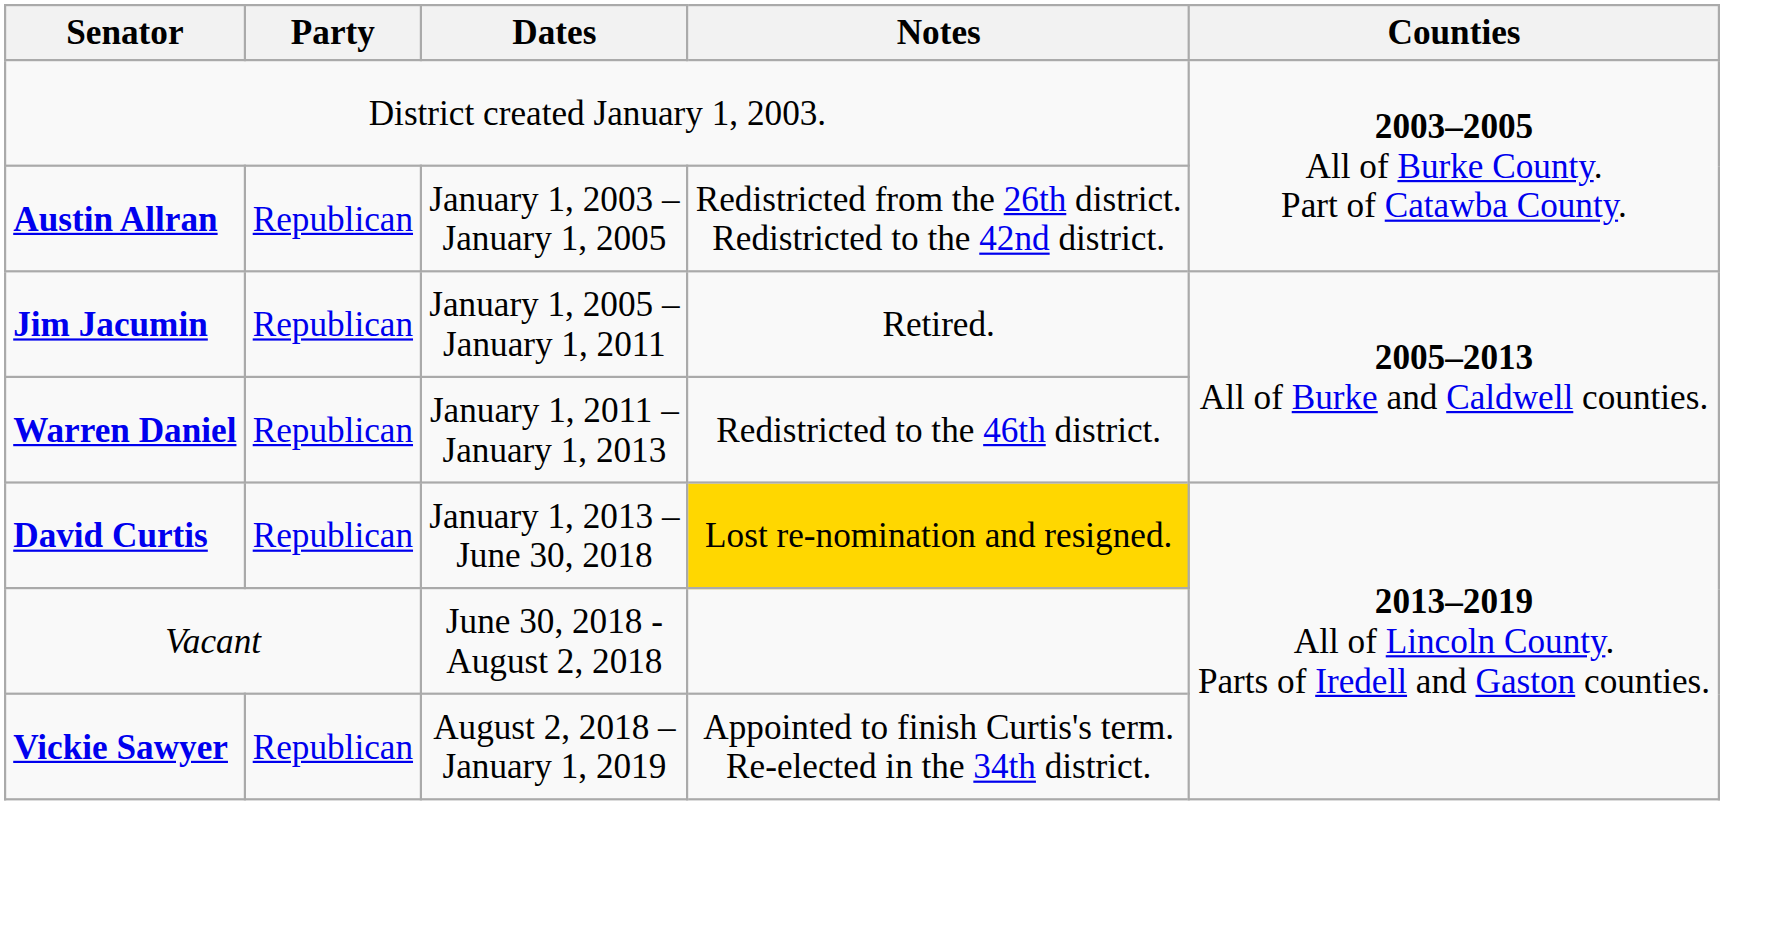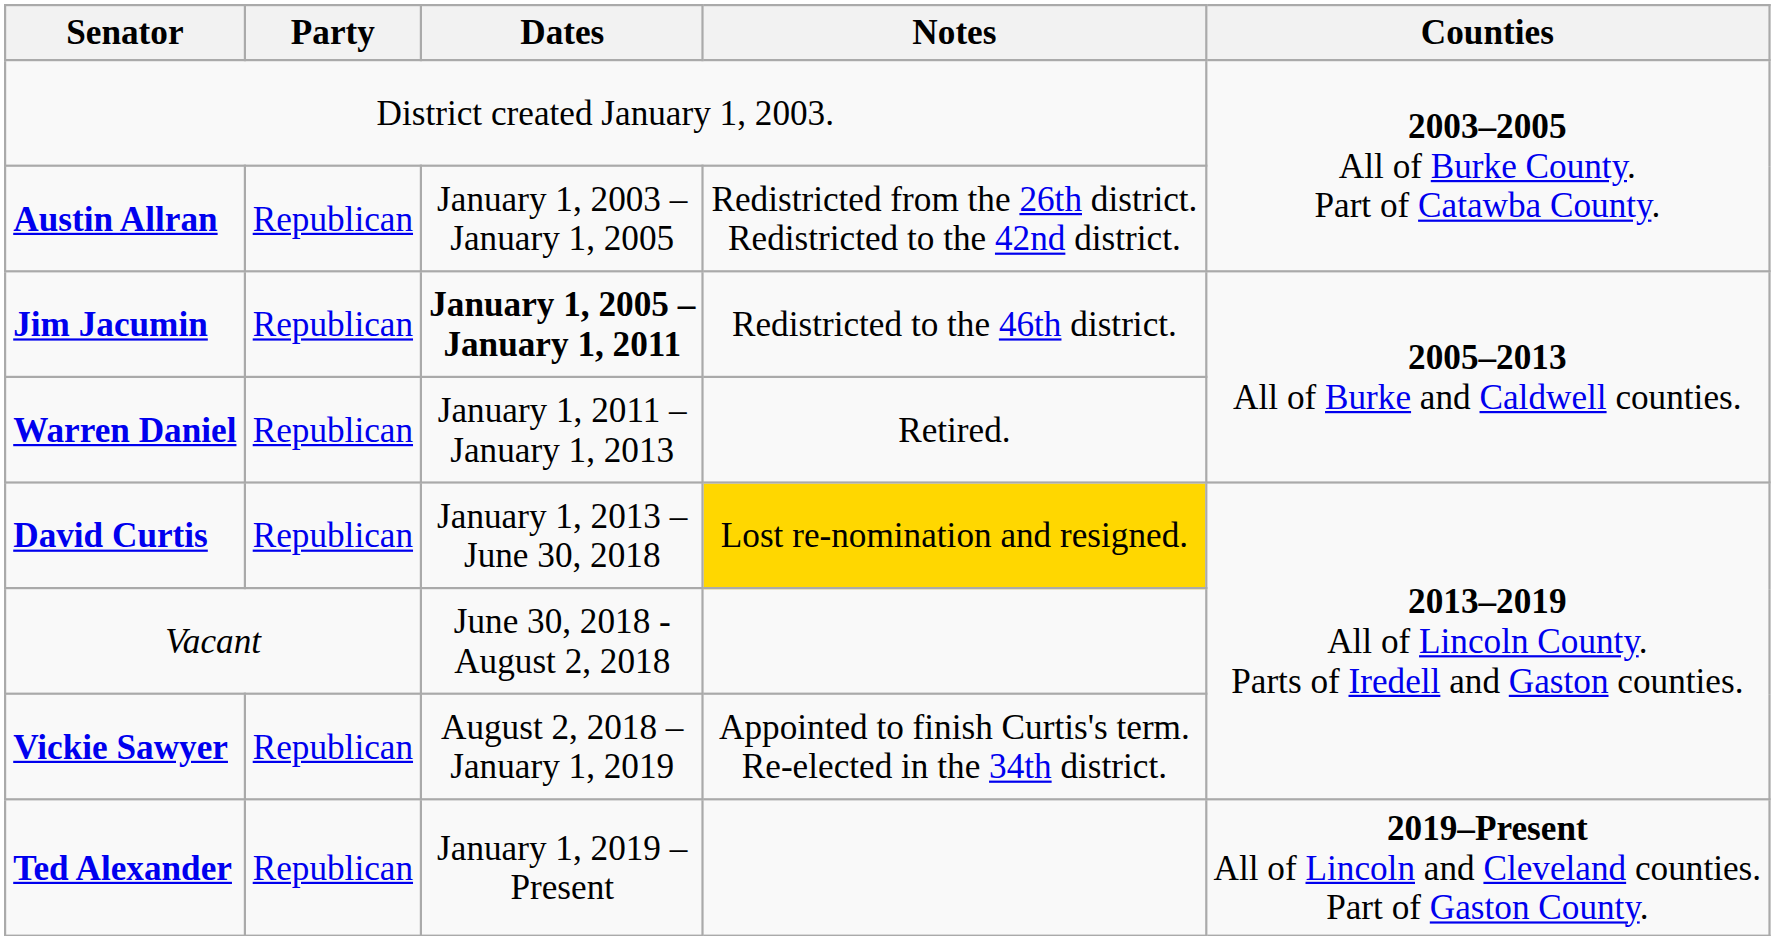(554, 324) normal -> (562, 324) bold
(939, 324) Retired. -> (954, 324) Redistricted to the 46th district.
(939, 429) Redistricted to the 46th district. -> (954, 429) Retired.
+ row: (123, 867)
